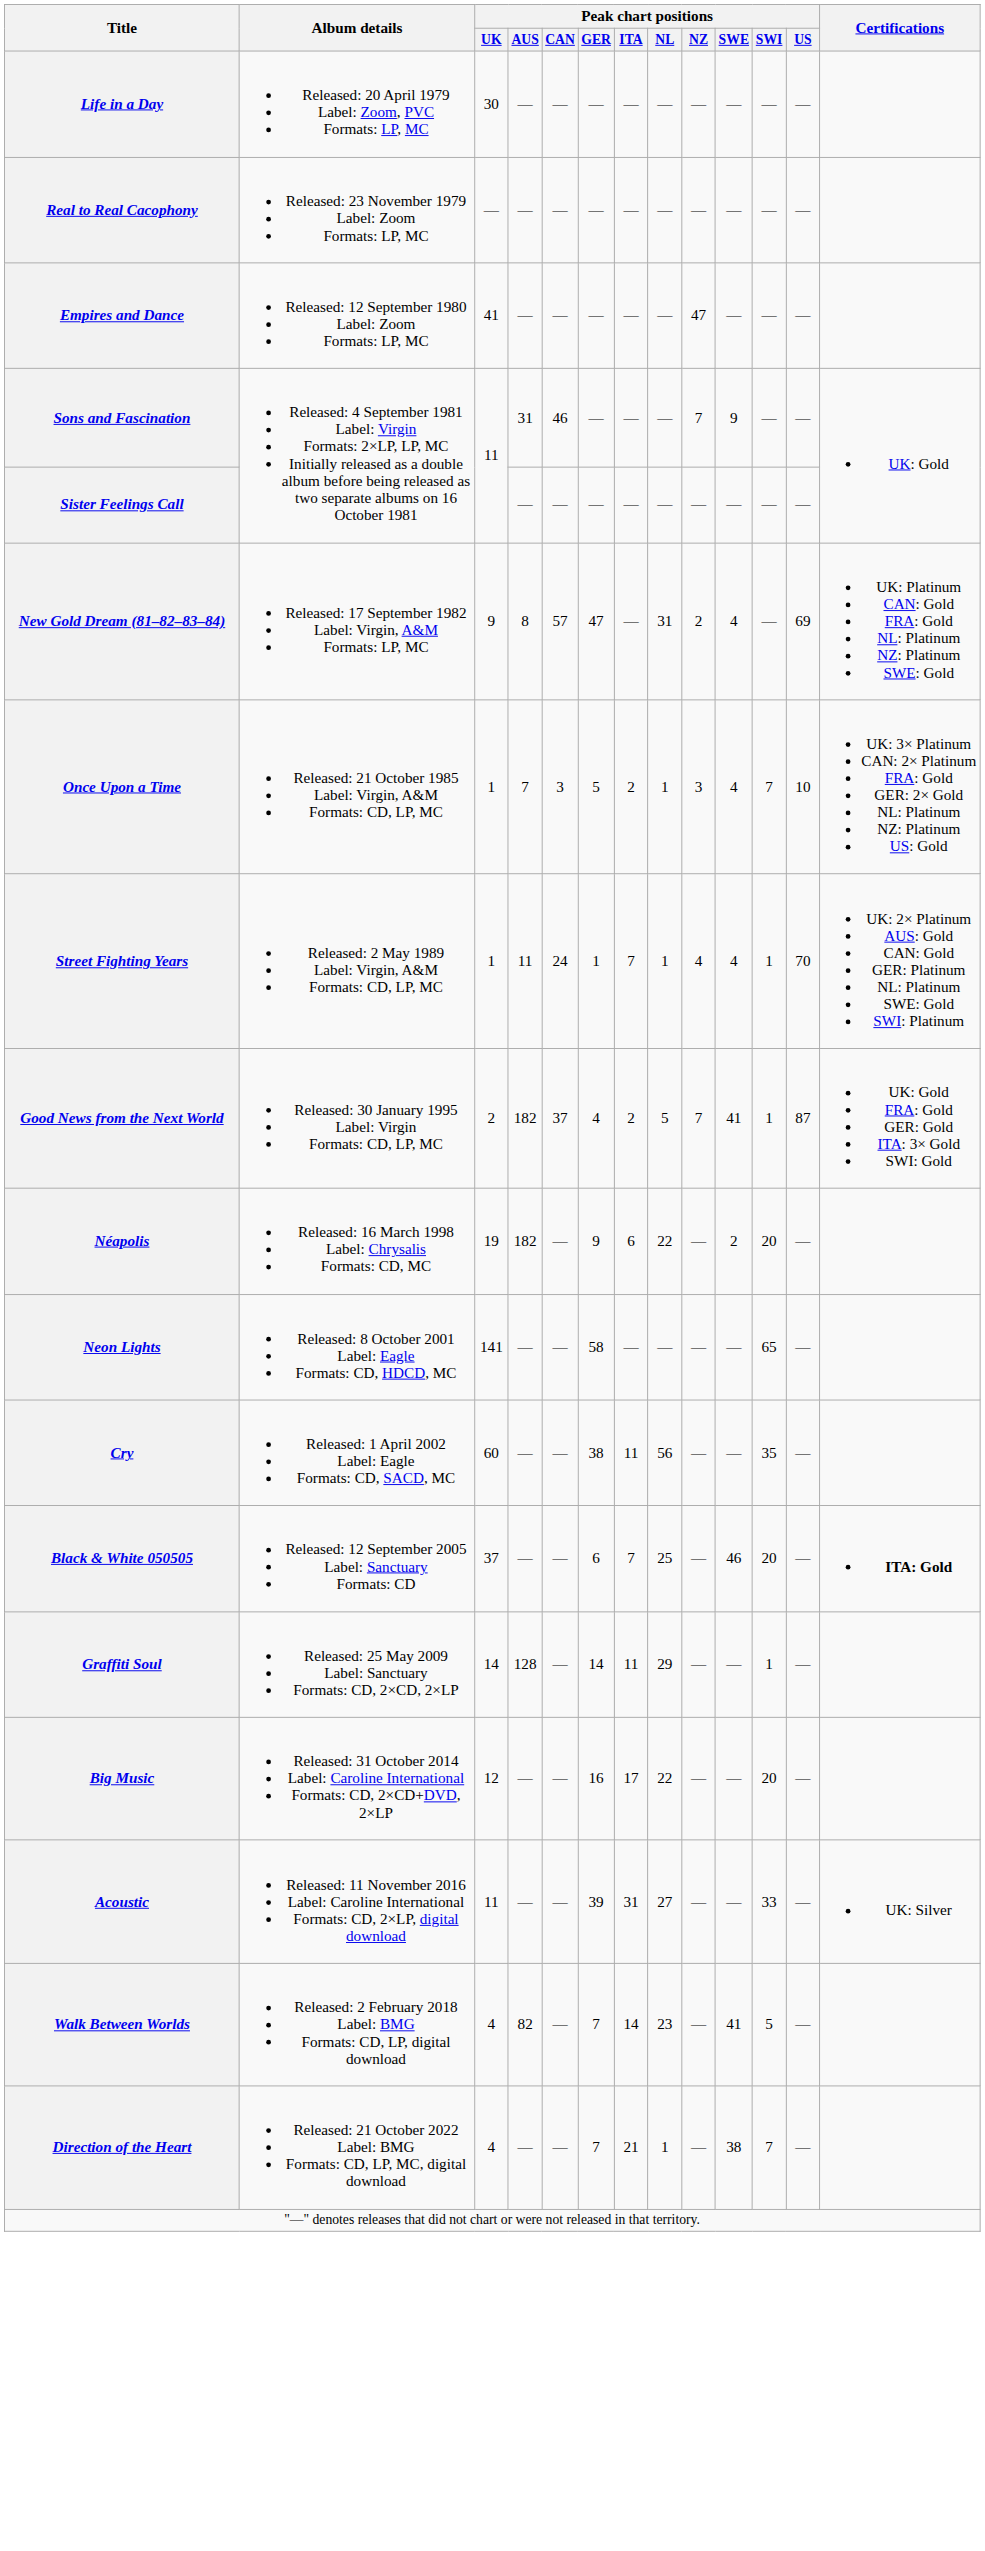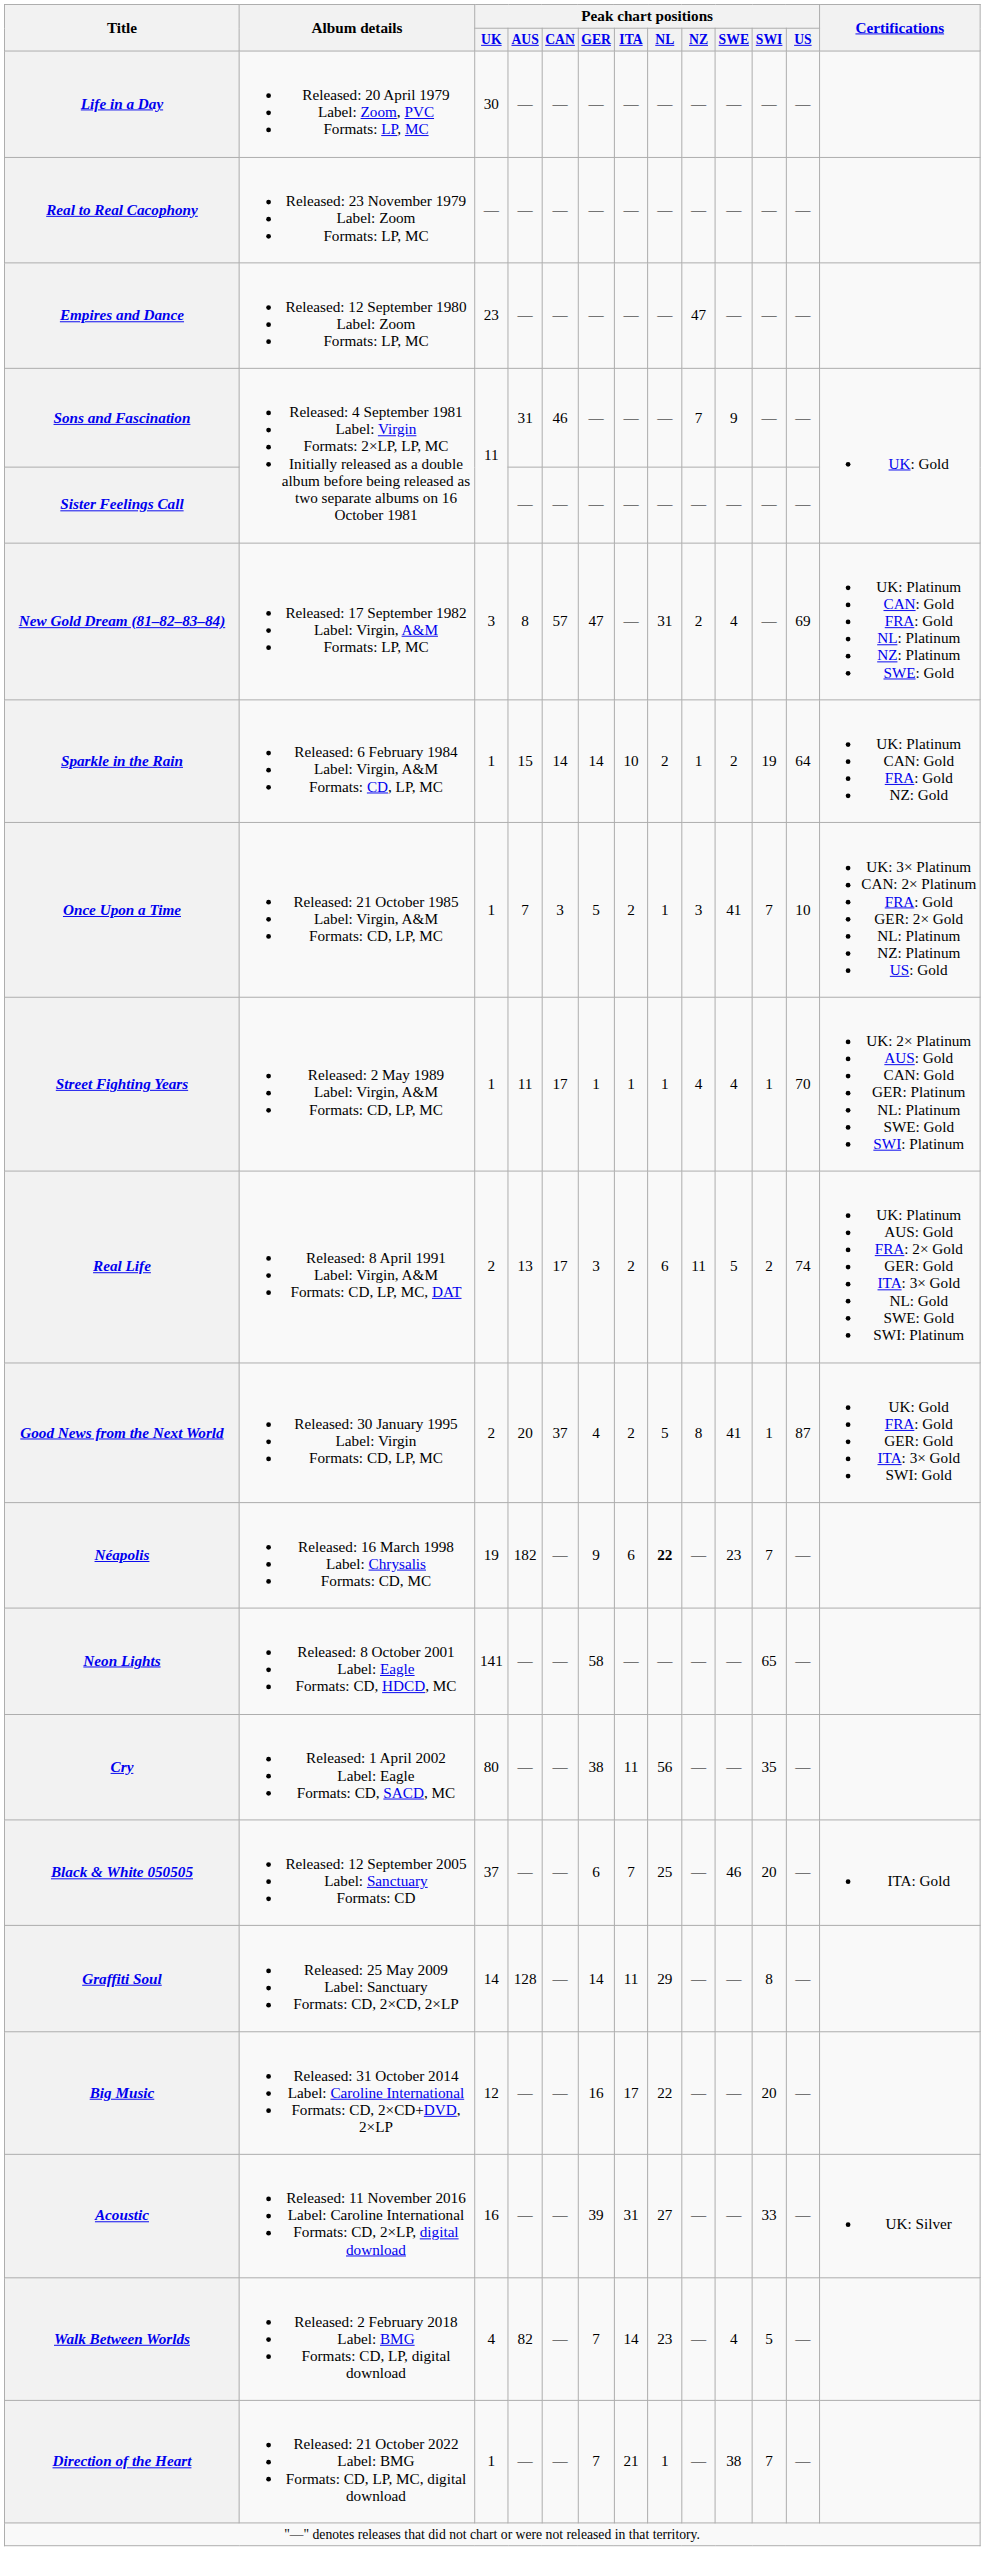(491, 315) 41 -> (491, 315) 23
(491, 621) 9 -> (491, 621) 3
+ row: (122, 761)
(734, 787) 4 -> (734, 909) 41
(560, 961) 24 -> (560, 1084) 17
(631, 961) 7 -> (631, 1084) 1
+ row: (122, 1266)
(525, 1118) 182 -> (525, 1432) 20
(699, 1118) 7 -> (699, 1432) 8
(665, 1241) normal -> (665, 1555) bold
(734, 1241) 2 -> (734, 1555) 23
(769, 1241) 20 -> (769, 1555) 7
(491, 1452) 60 -> (491, 1767) 80
(900, 1567) bold -> (900, 1881) normal
(769, 1664) 1 -> (769, 1978) 8
(491, 1901) 11 -> (491, 2215) 16
(734, 2024) 41 -> (734, 2338) 4
(491, 2147) 4 -> (491, 2461) 1
